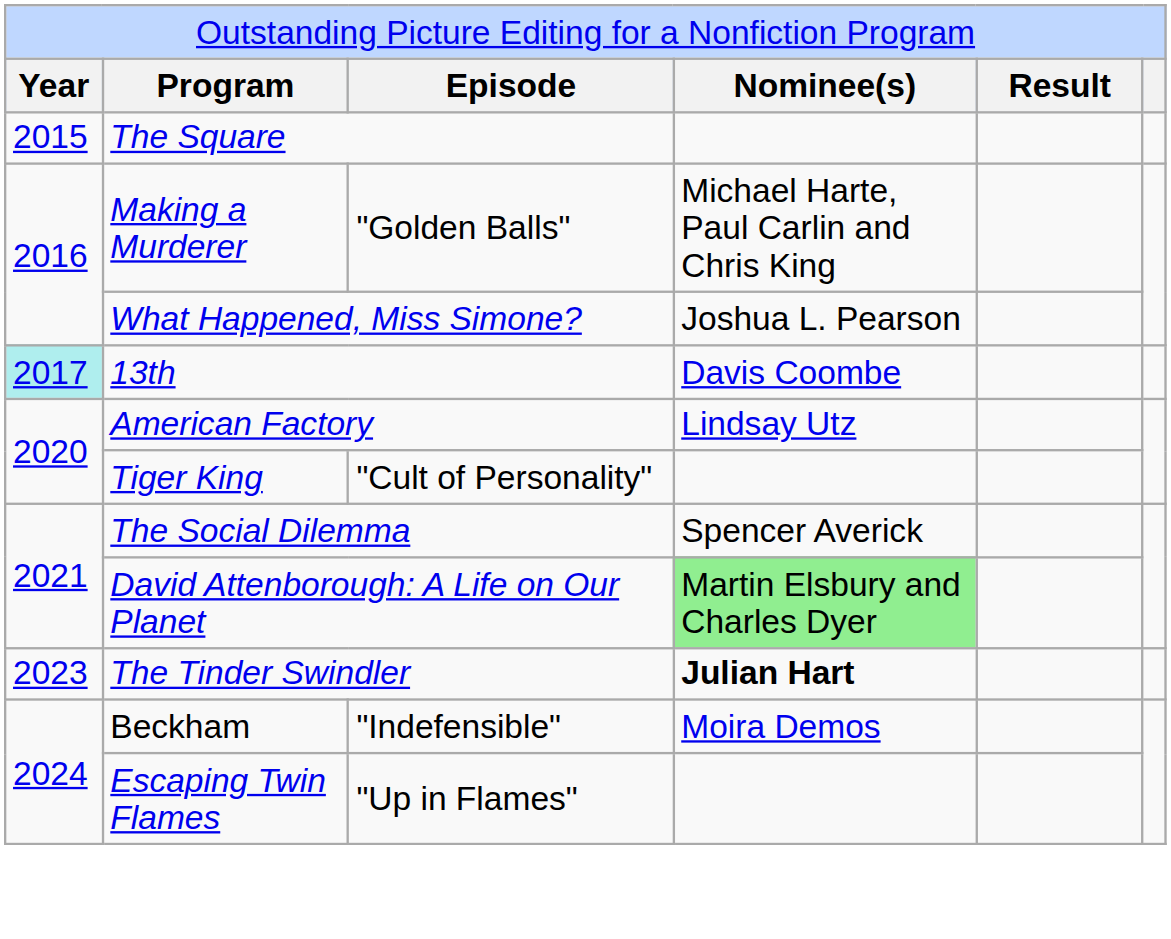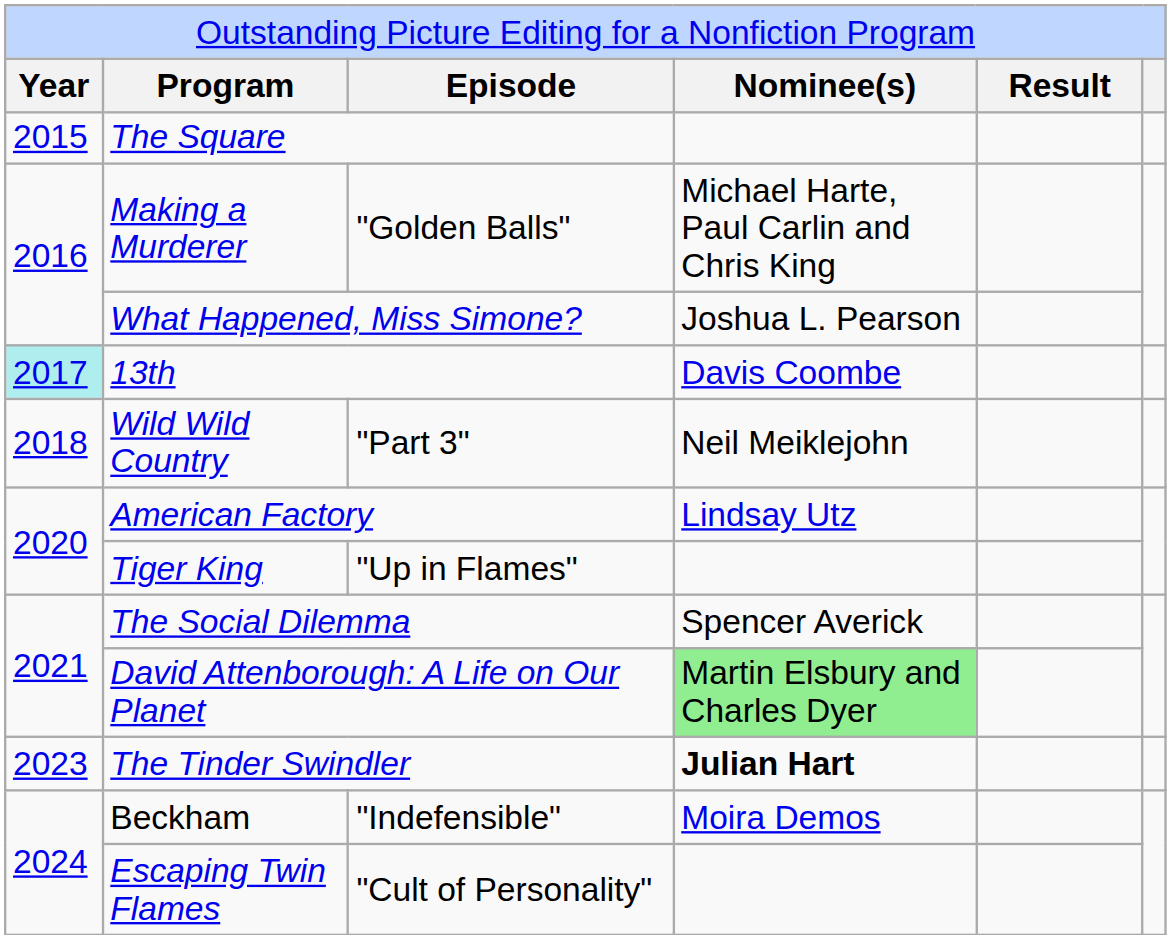+ row: (180, 443)
(504, 478) "Cult of Personality" -> (467, 568) "Up in Flames"
(467, 799) "Up in Flames" -> (504, 889) "Cult of Personality"
